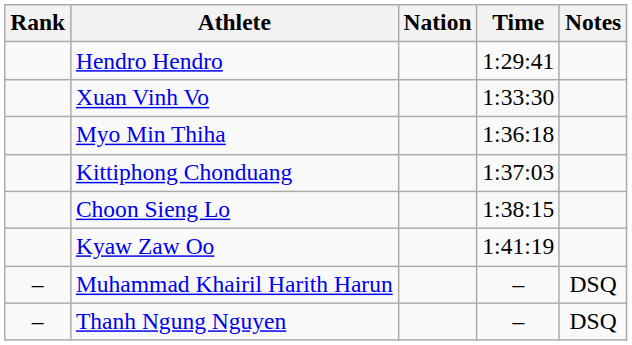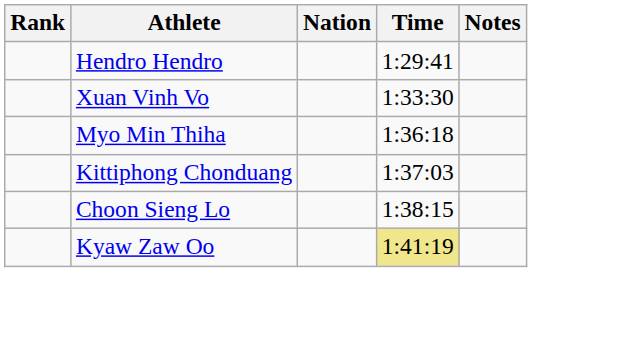(518, 246) no background -> (418, 246) khaki background
- row: (234, 284)
- row: (181, 321)
